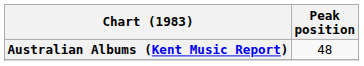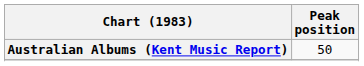(325, 50) 48 -> (325, 50) 50
